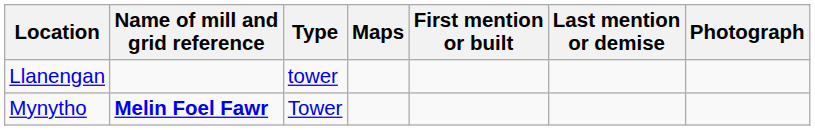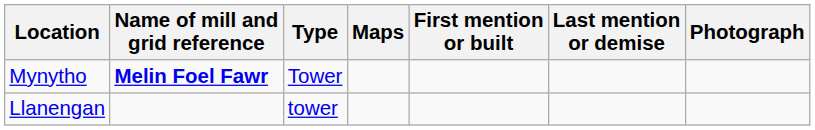rows swapped: (57, 76) <-> (48, 108)
